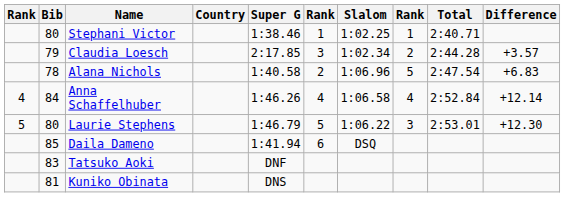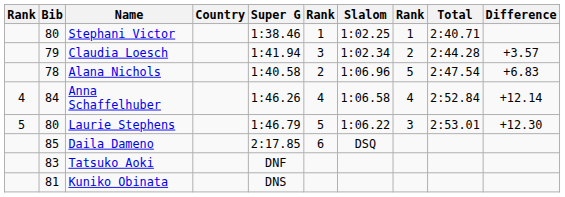(276, 53) 2:17.85 -> (276, 53) 1:41.94
(276, 143) 1:41.94 -> (276, 143) 2:17.85
